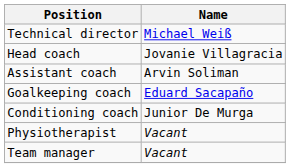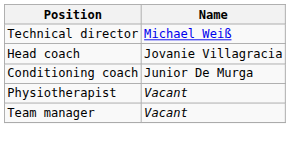- row: (62, 73)
- row: (69, 93)
